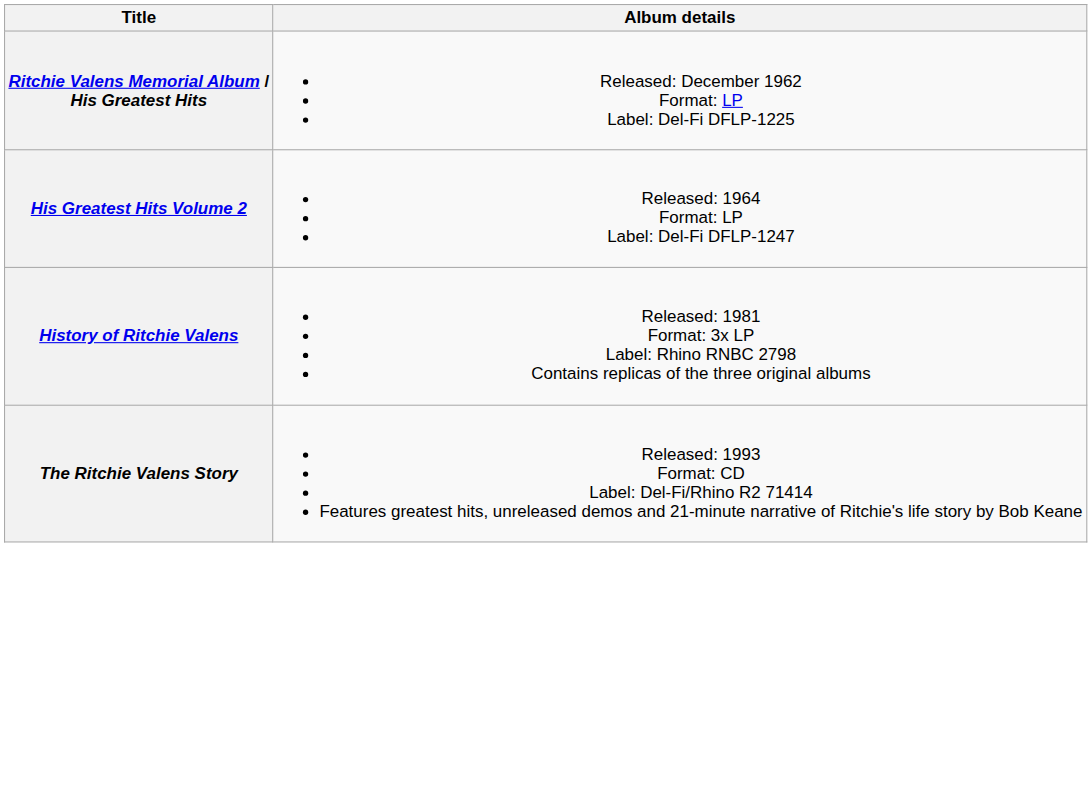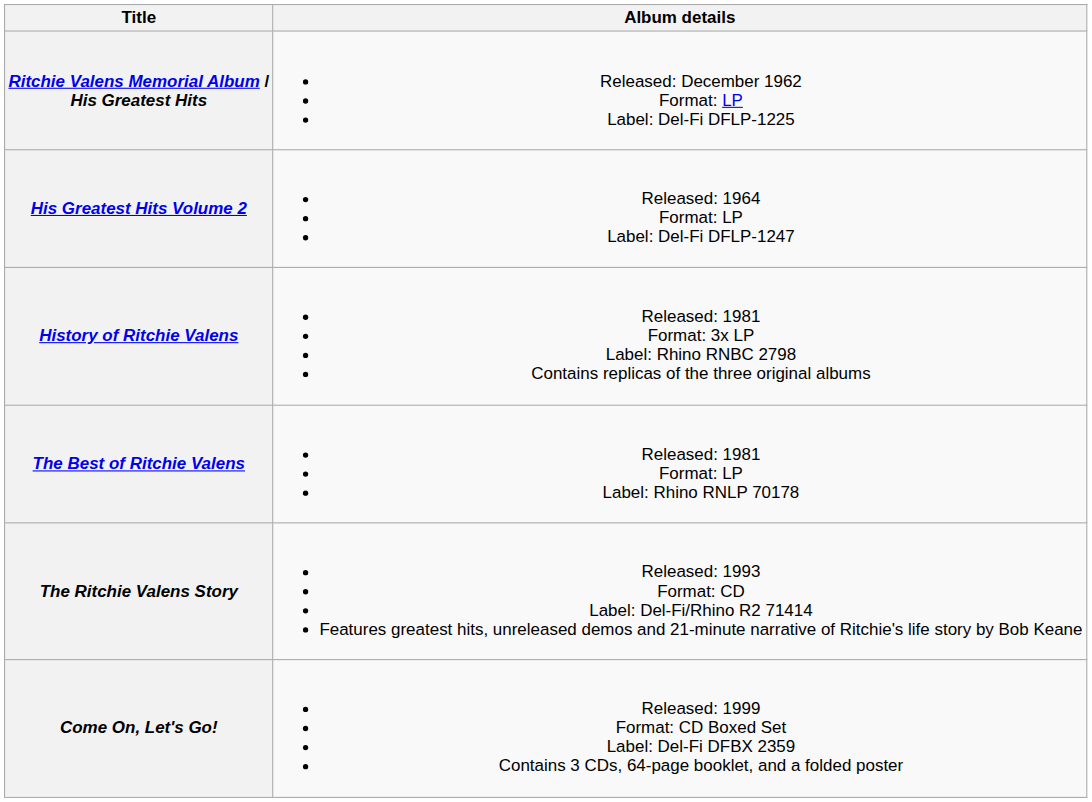+ row: (139, 463)
+ row: (139, 728)
